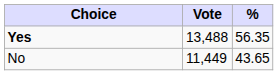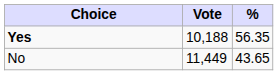(207, 37) 13,488 -> (207, 37) 10,188
